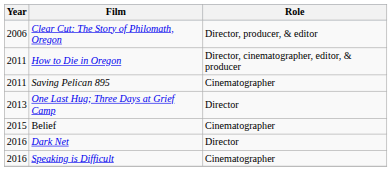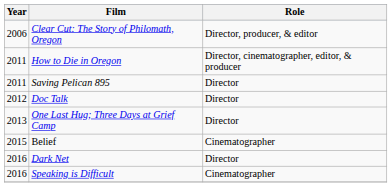(240, 83) Cinematographer -> (222, 83) Director
+ row: (50, 99)
